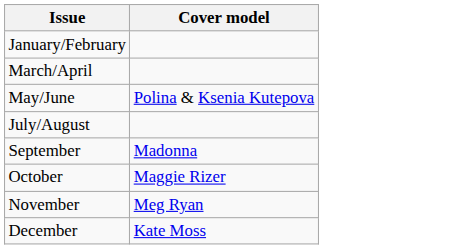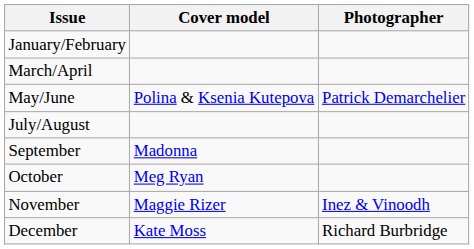+ column: (394, 17)
(180, 177) Maggie Rizer -> (169, 177) Meg Ryan
(169, 204) Meg Ryan -> (180, 204) Maggie Rizer
